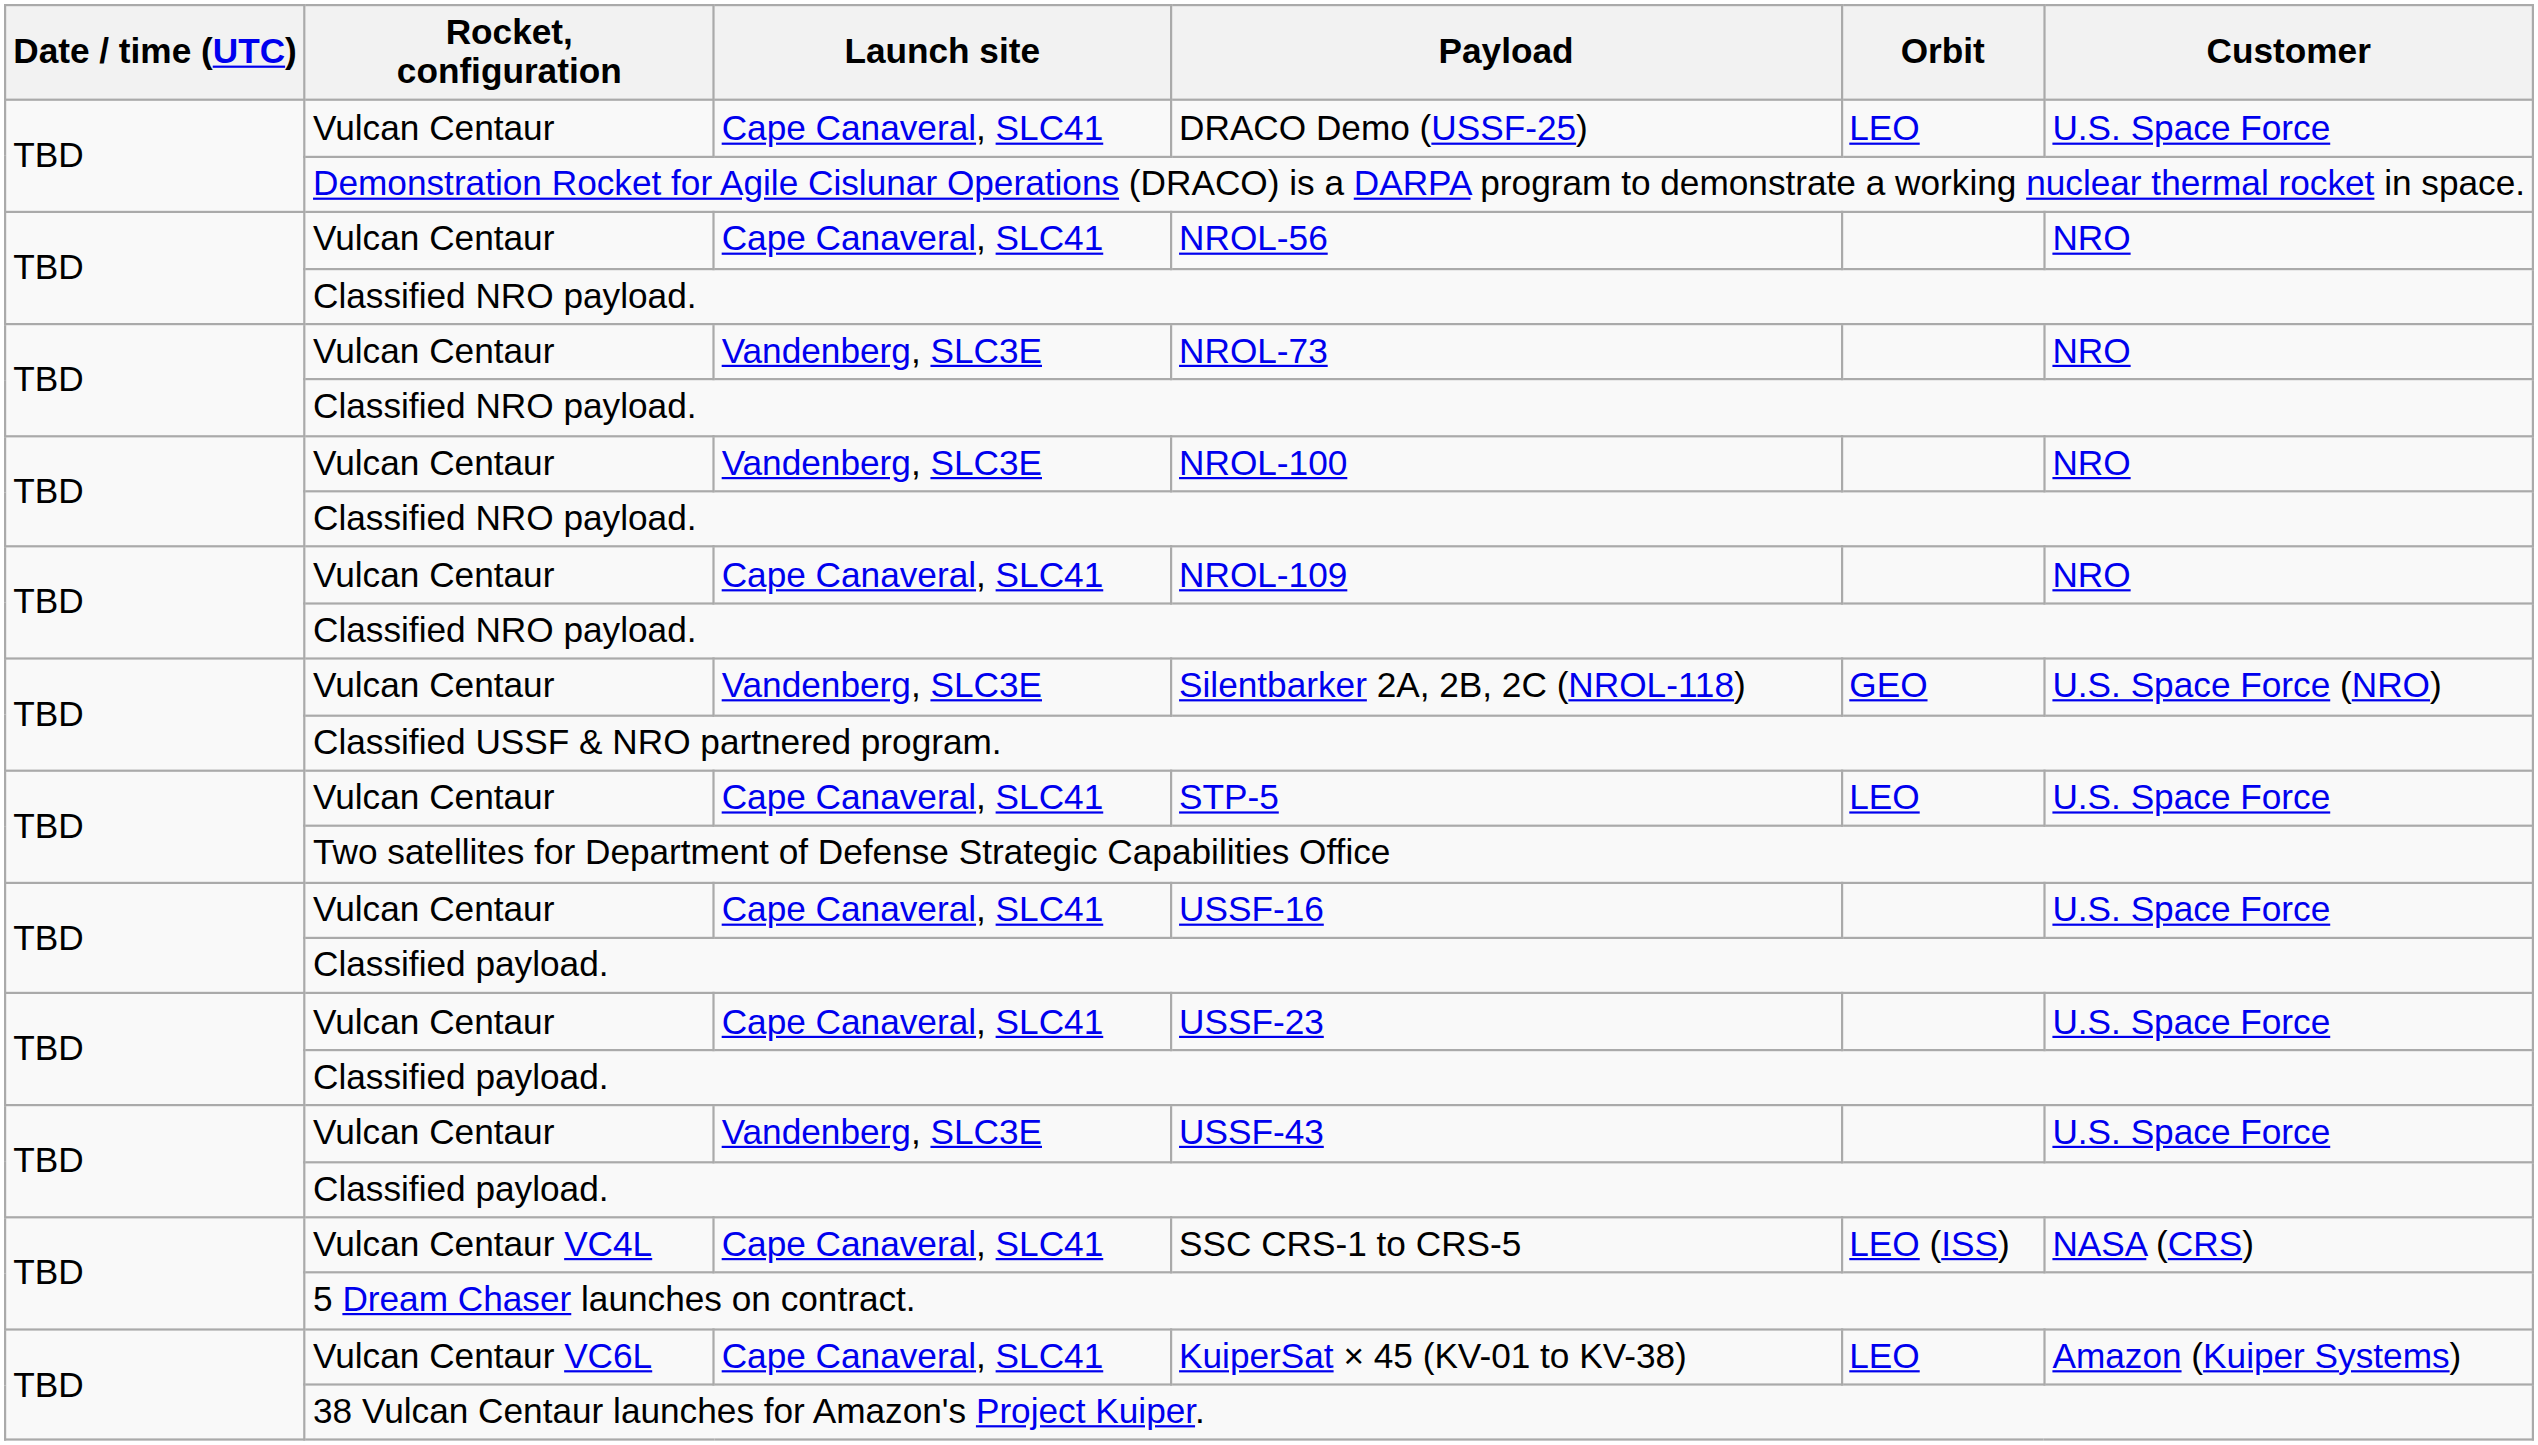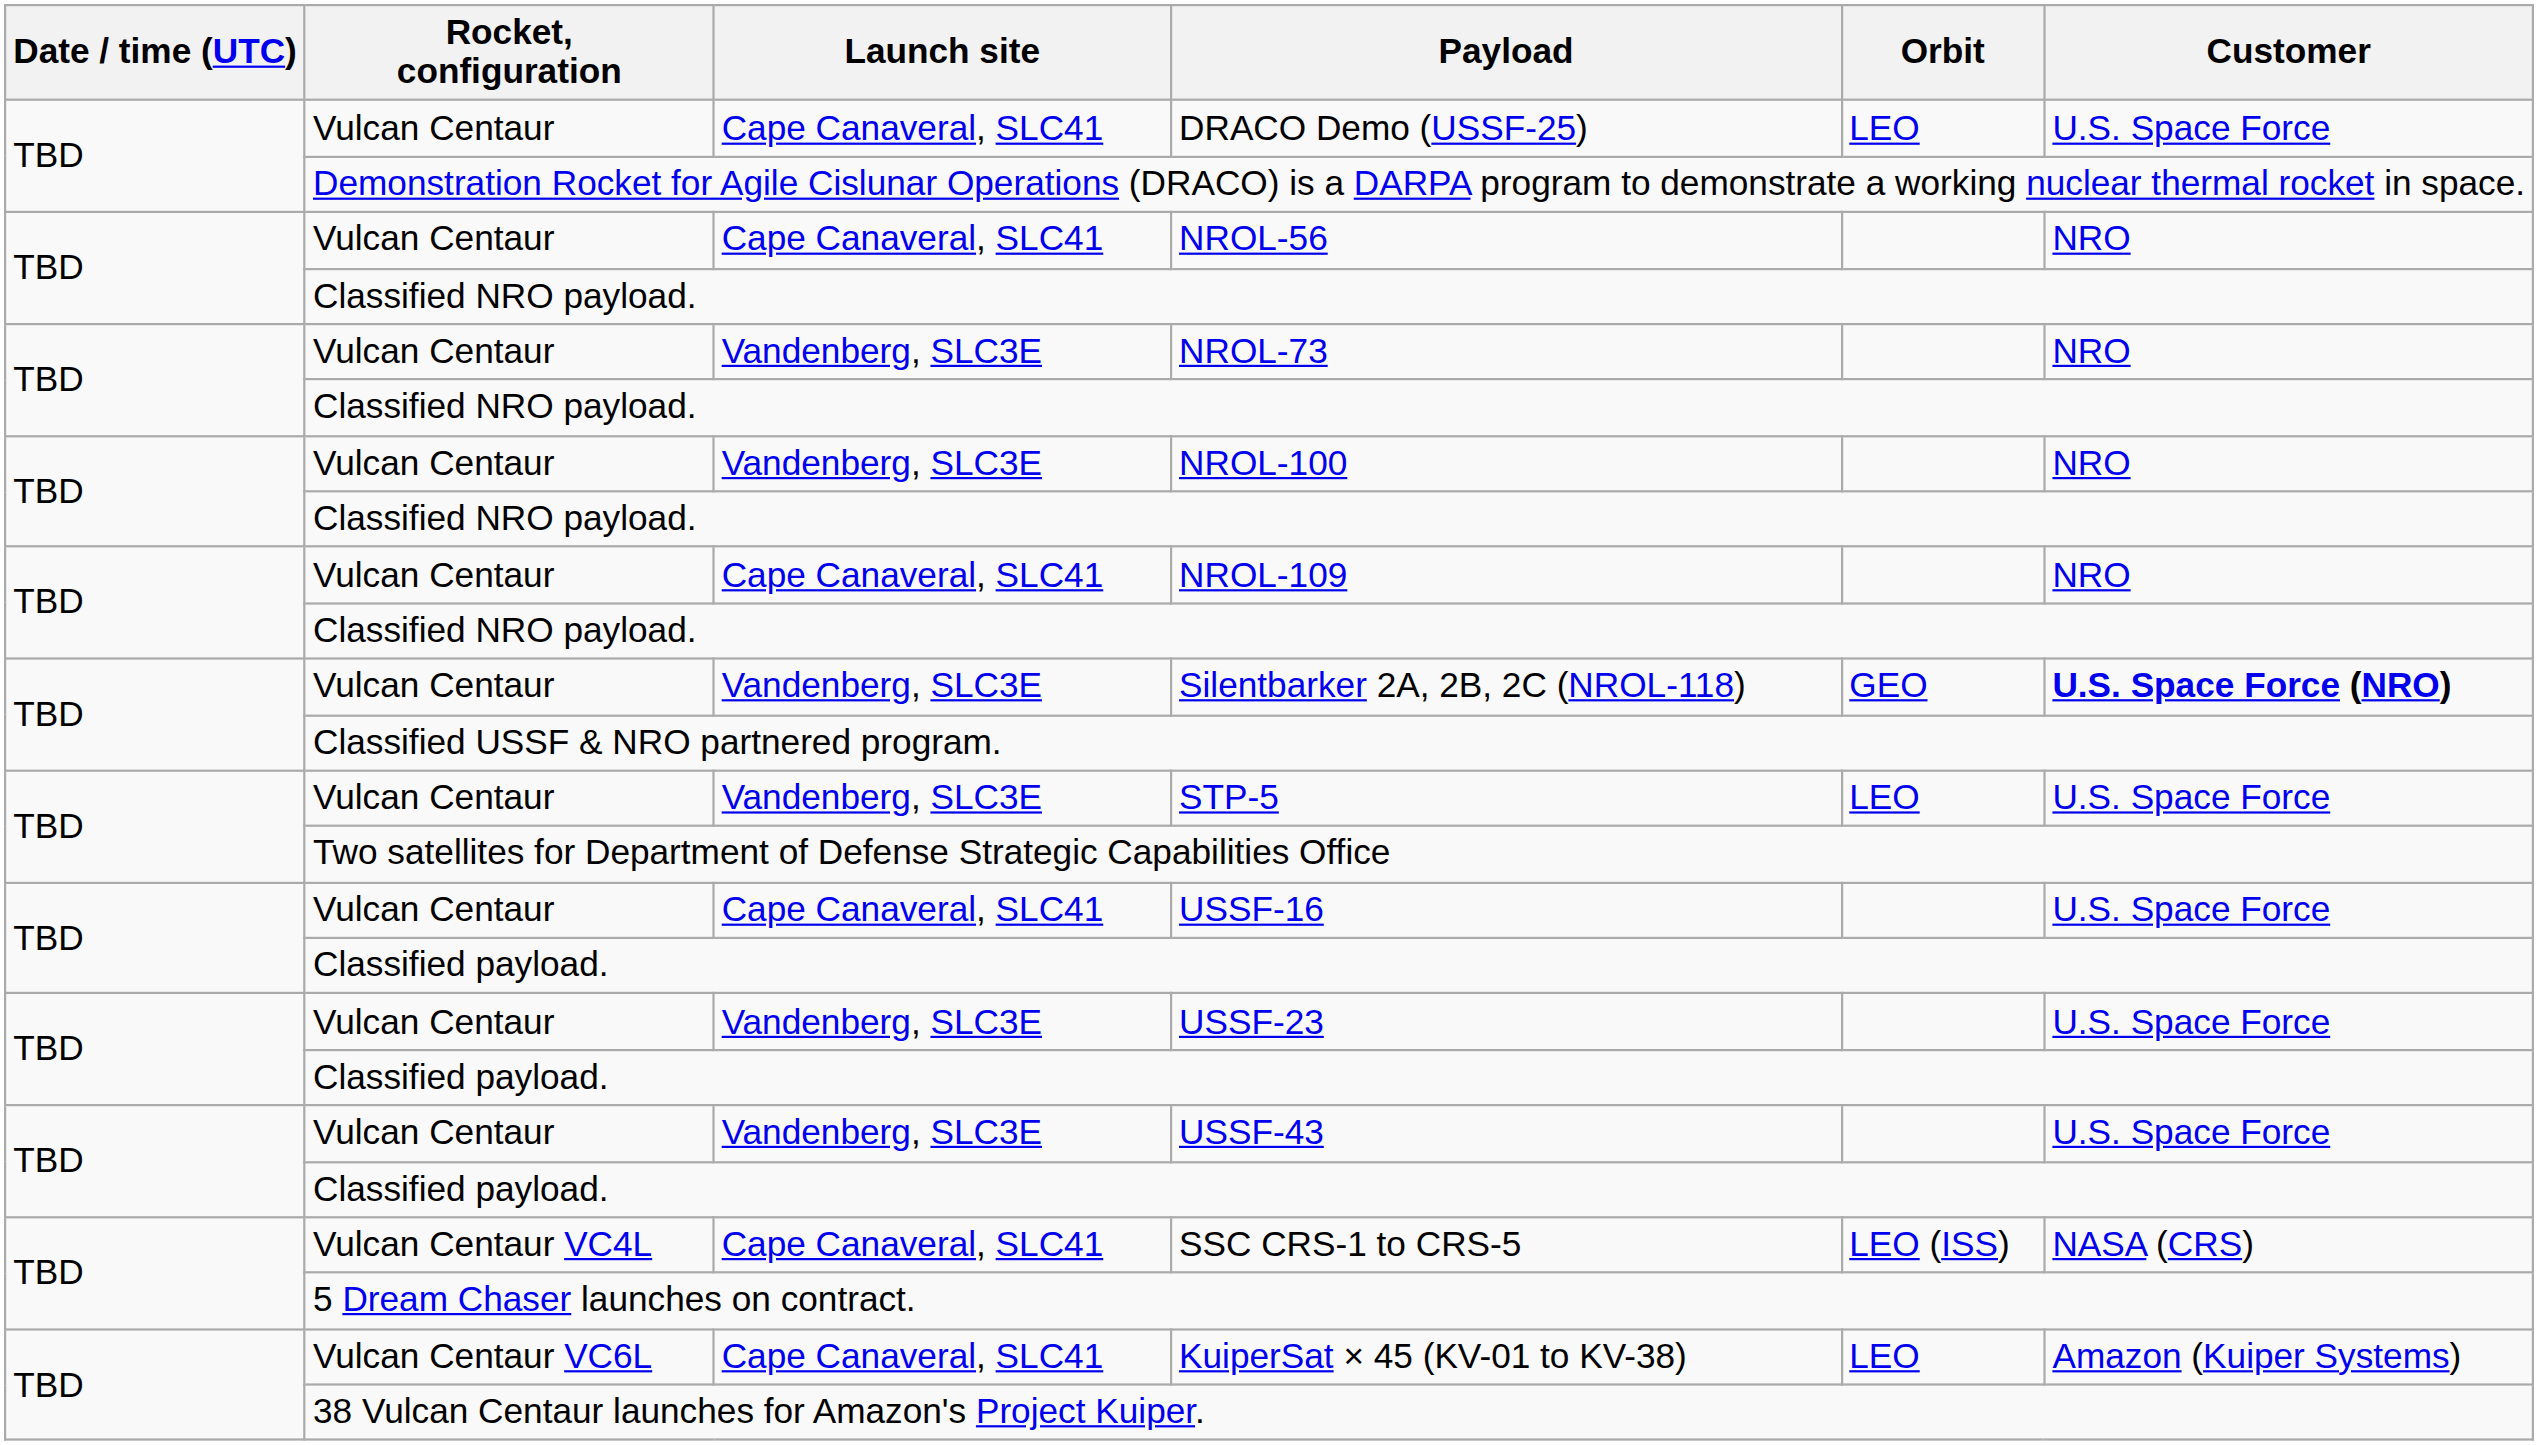(2247, 686) normal -> (2252, 686) bold
(912, 797) Cape Canaveral, SLC41 -> (882, 797) Vandenberg, SLC3E
(912, 1021) Cape Canaveral, SLC41 -> (882, 1021) Vandenberg, SLC3E
